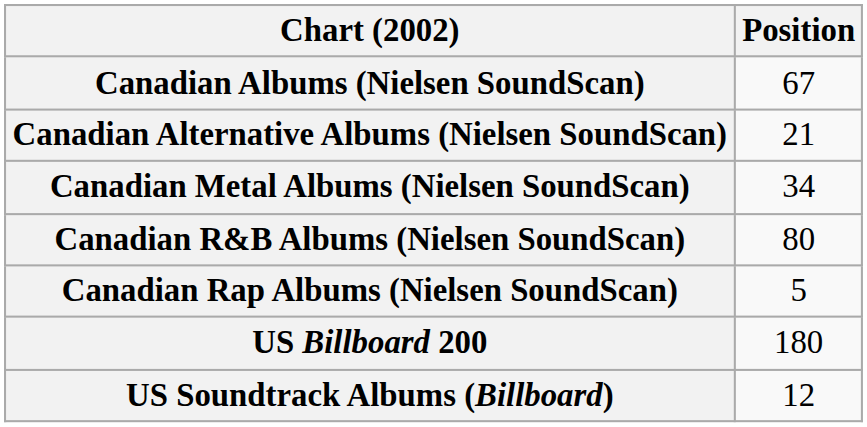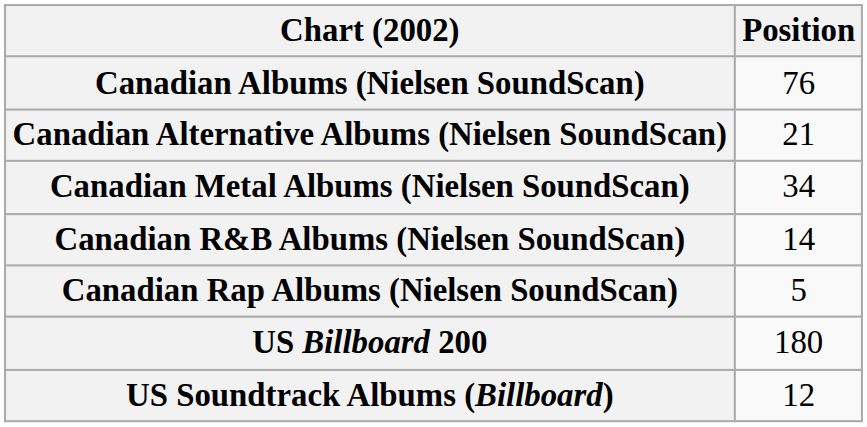(799, 82) 67 -> (799, 82) 76
(799, 238) 80 -> (799, 238) 14
